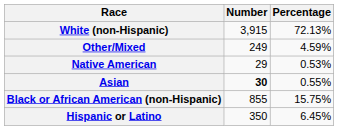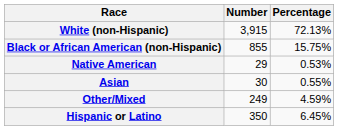rows swapped: (114, 99) <-> (114, 47)
(261, 82) bold -> (261, 82) normal
